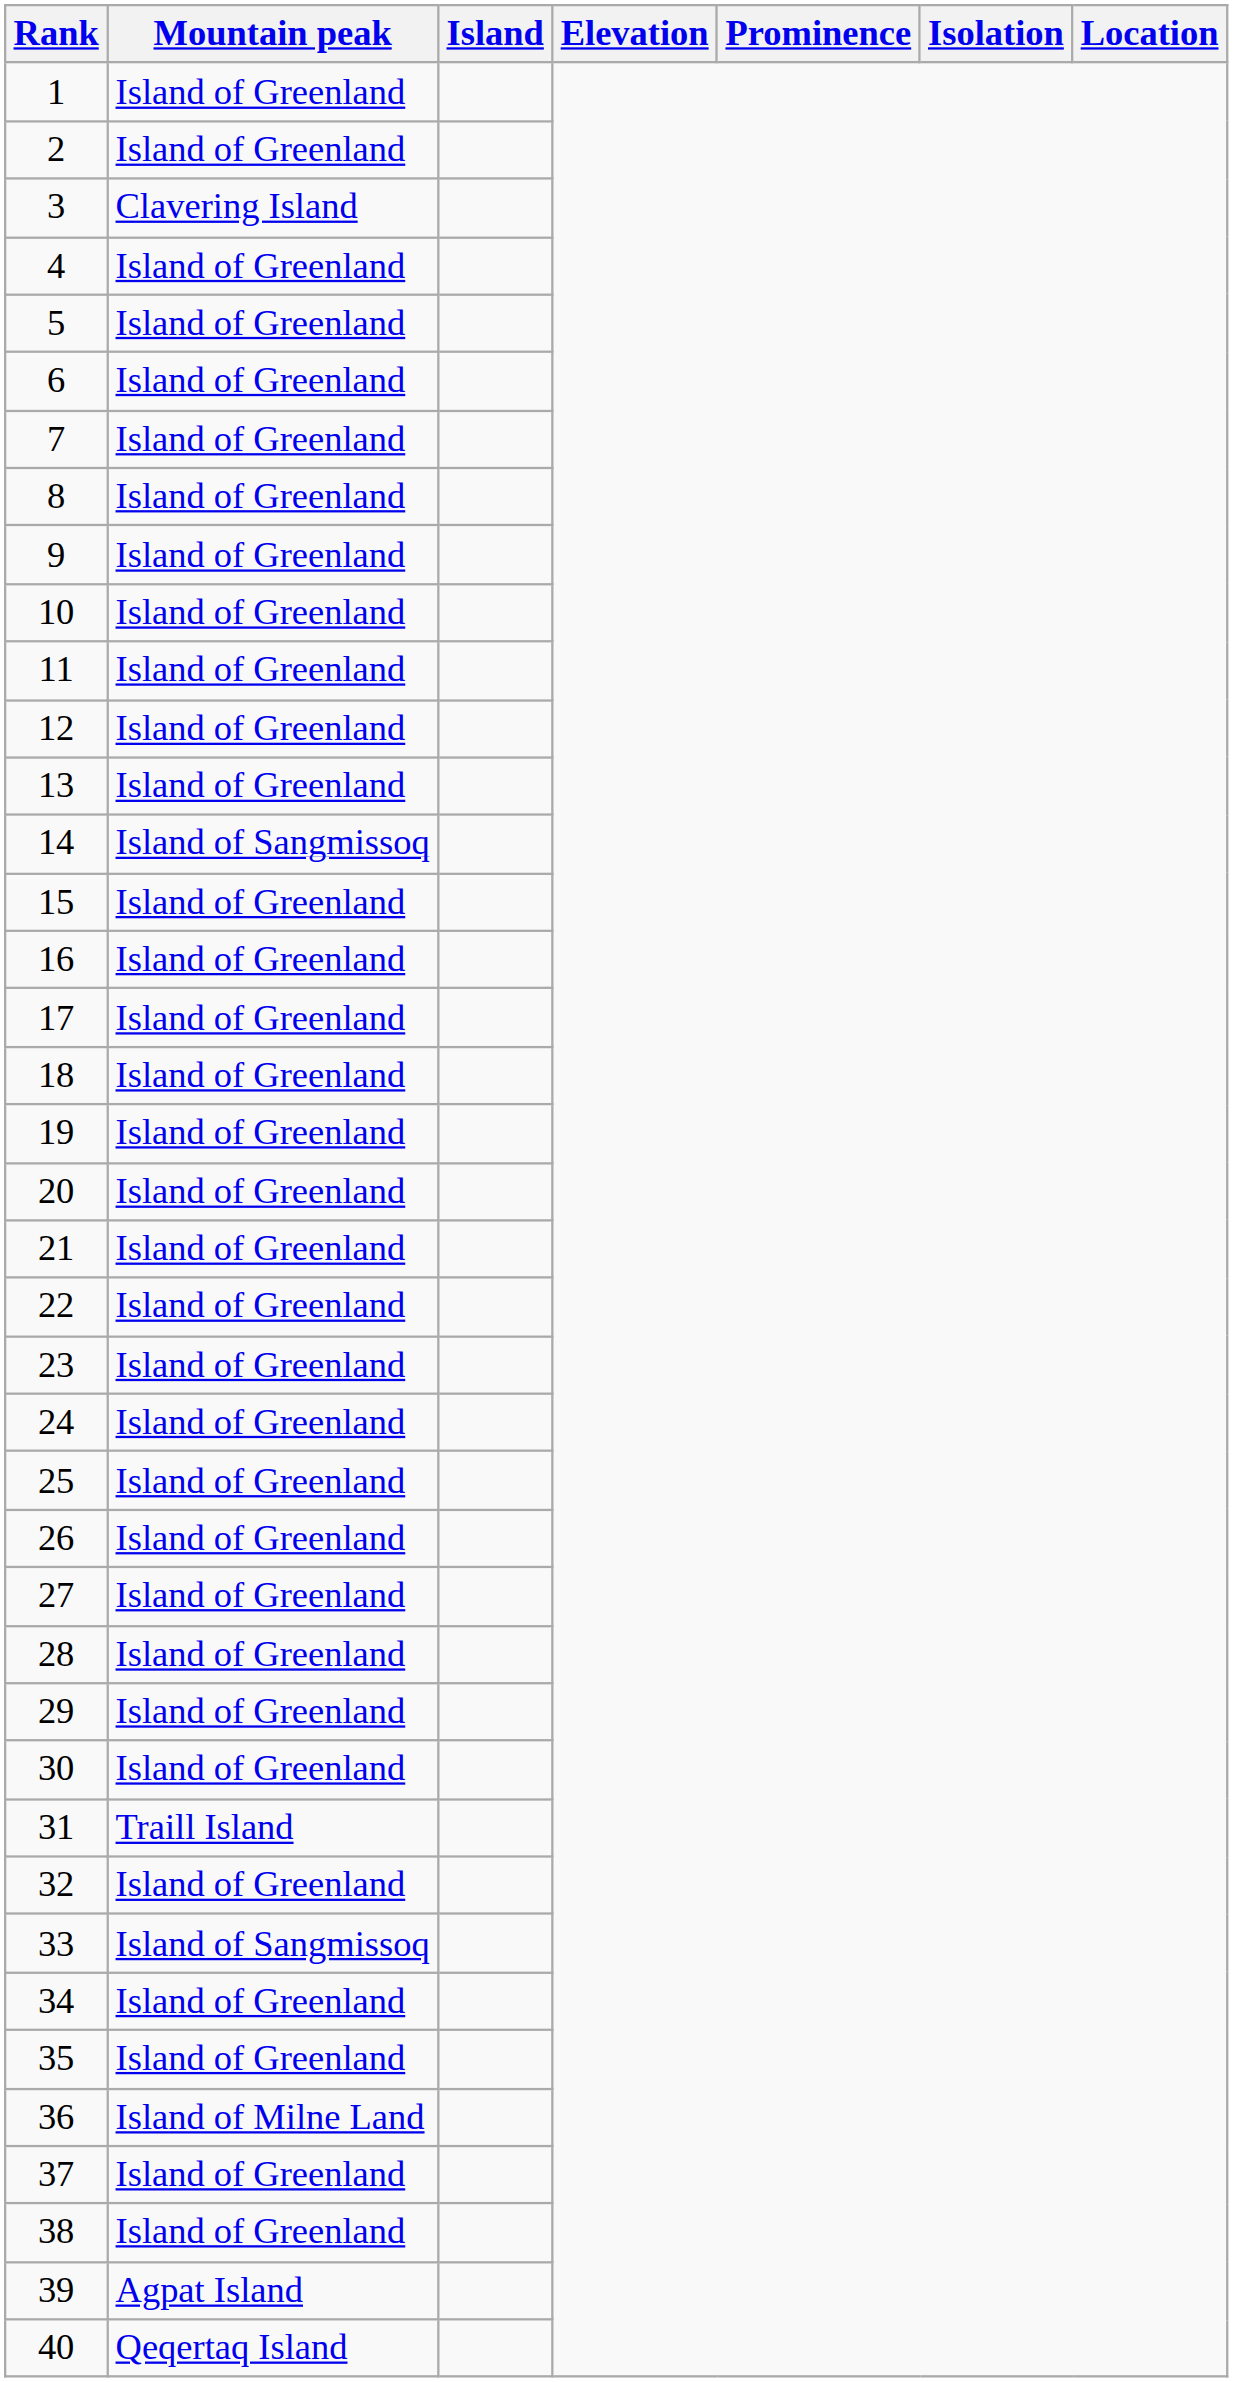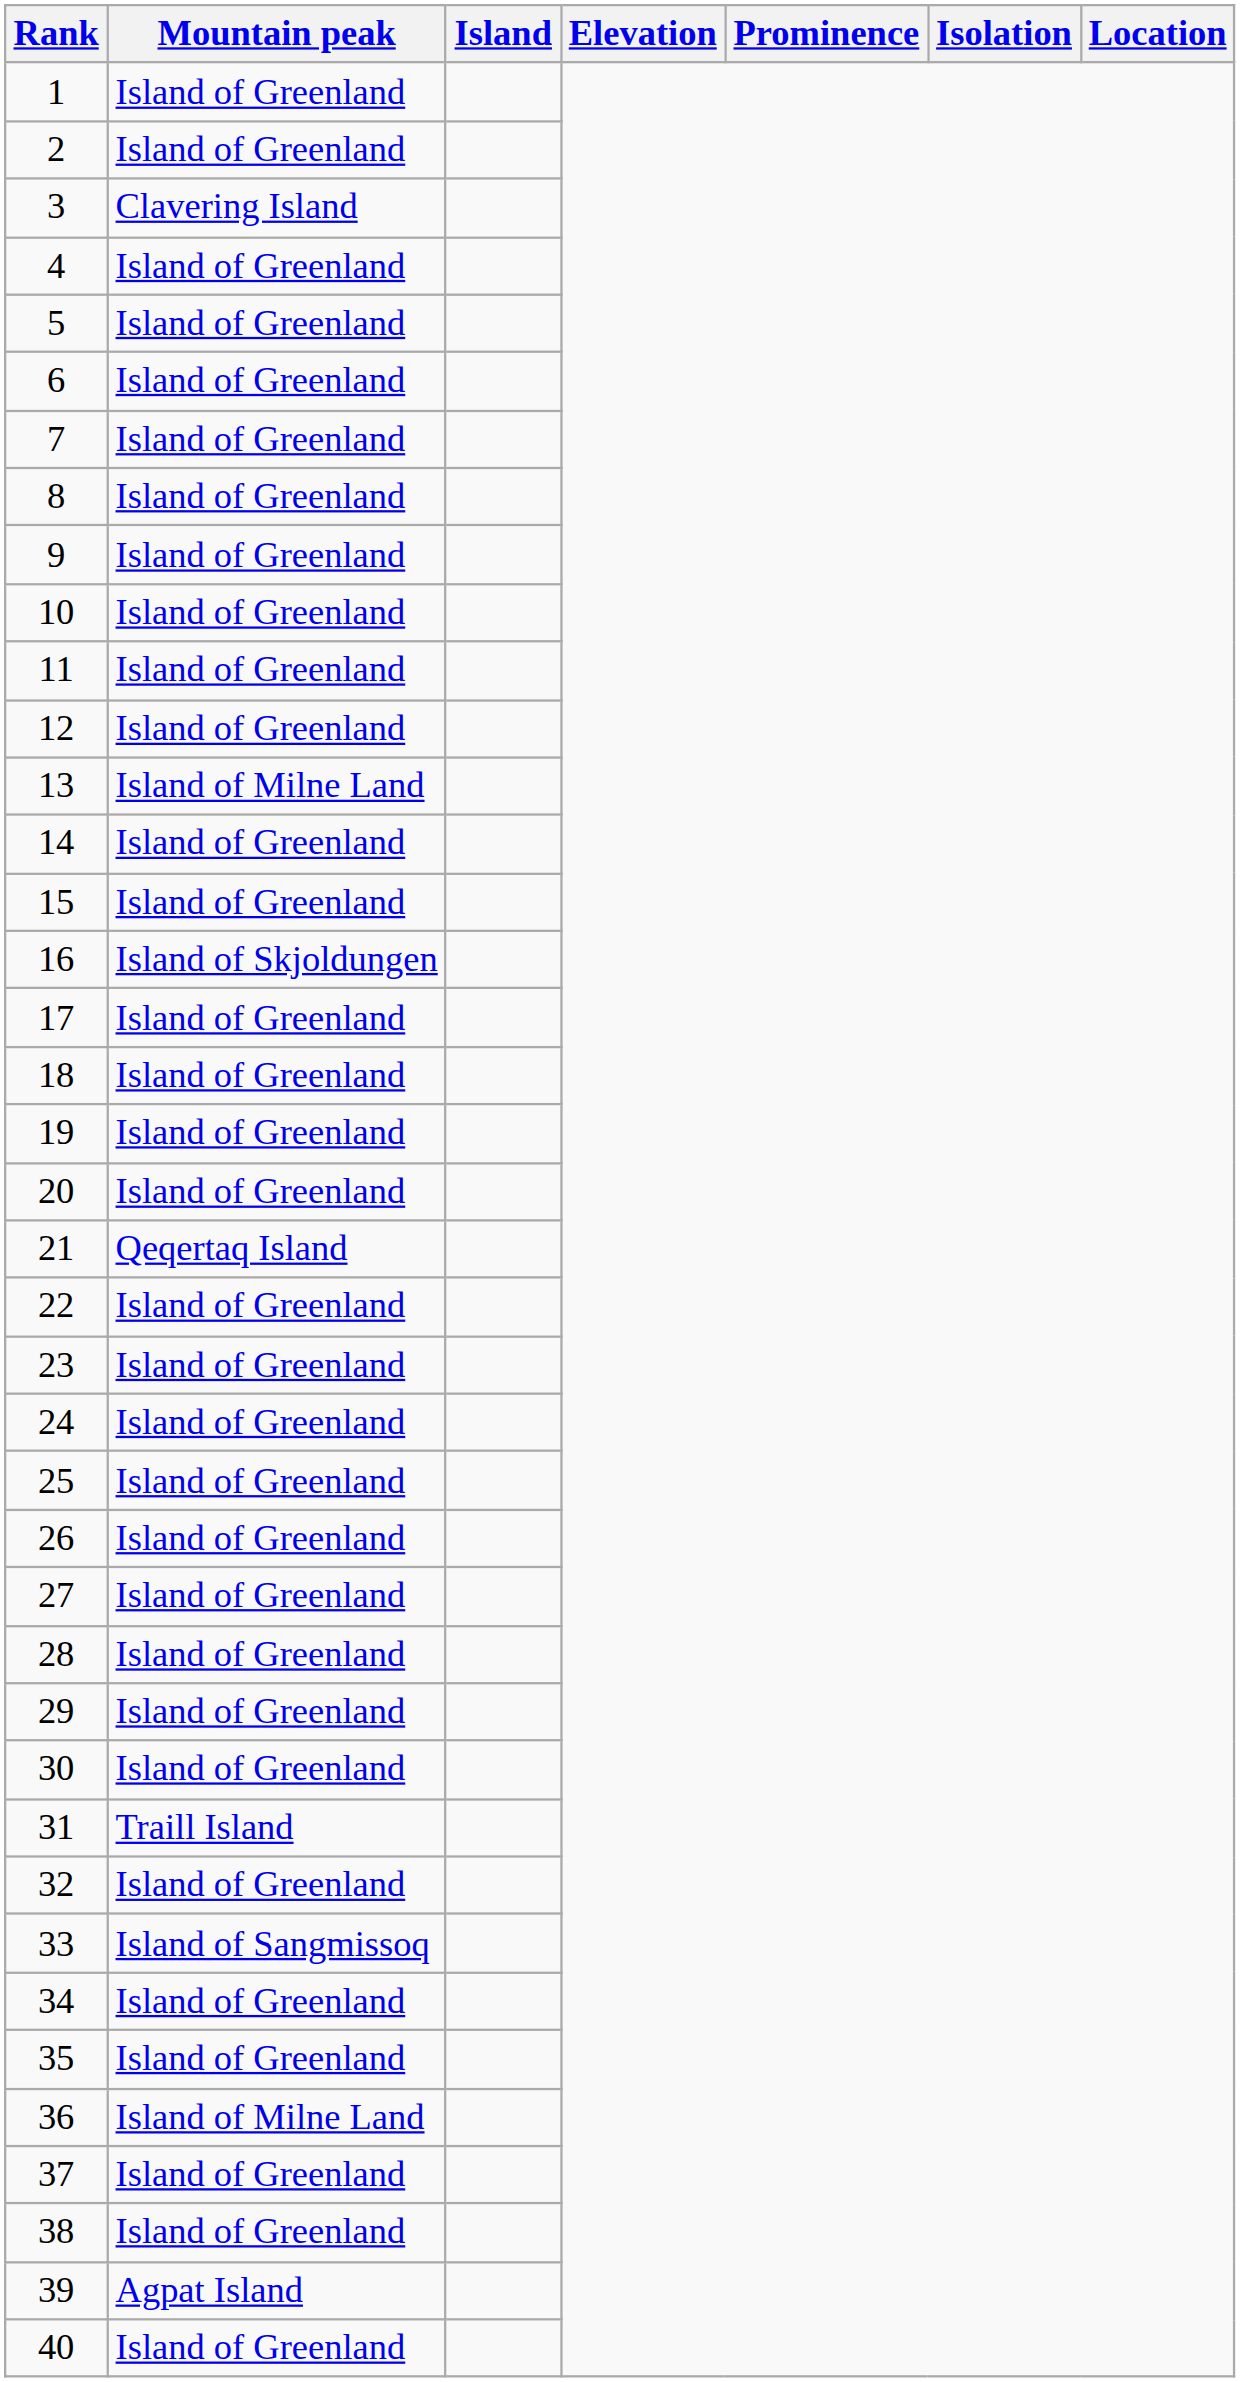(260, 785) Island of Greenland -> (270, 785) Island of Milne Land
(273, 843) Island of Sangmissoq -> (260, 843) Island of Greenland
(260, 959) Island of Greenland -> (277, 959) Island of Skjoldungen
(260, 1248) Island of Greenland -> (232, 1248) Qeqertaq Island
(232, 2347) Qeqertaq Island -> (260, 2347) Island of Greenland
